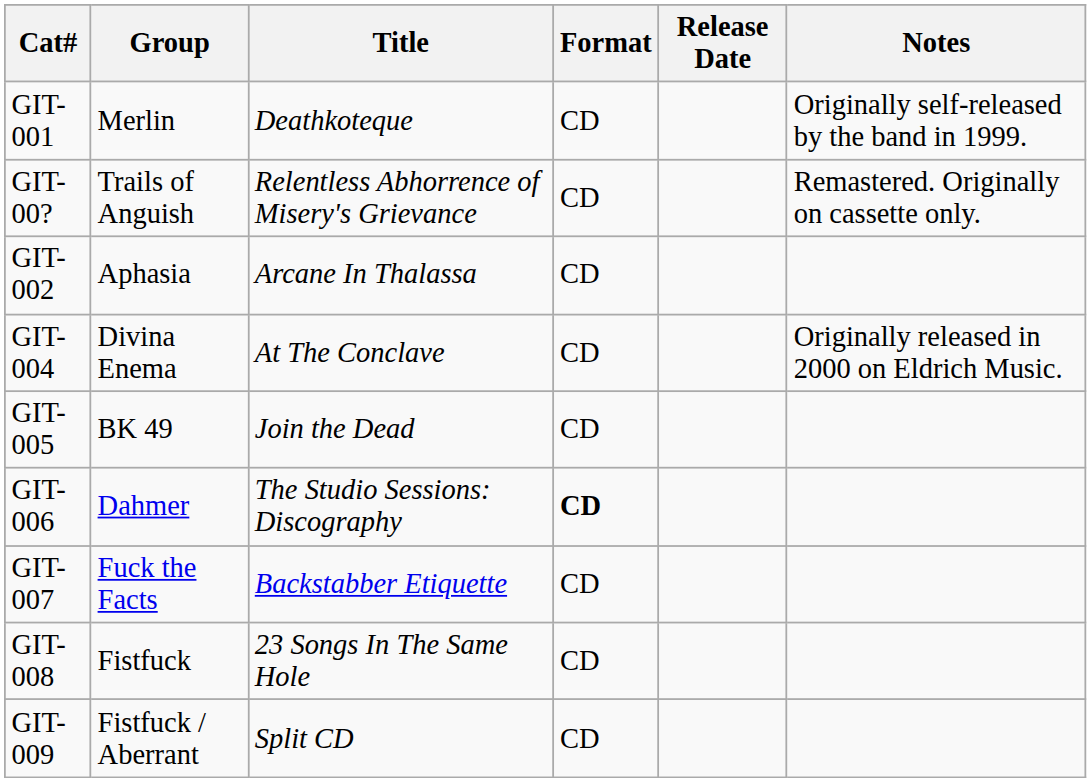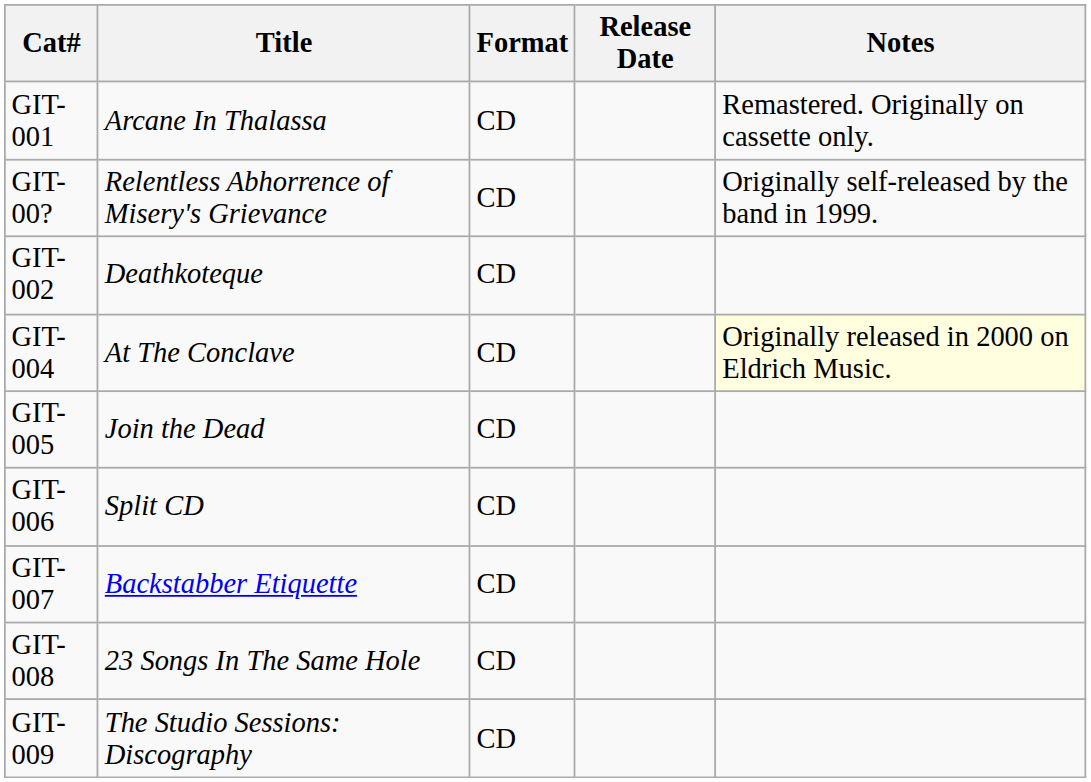- column: (170, 43)
(334, 120) Deathkoteque -> (216, 120) Arcane In Thalassa
(928, 120) Originally self-released by the band in 1999. -> (873, 120) Remastered. Originally on cassette only.
(927, 197) Remastered. Originally on cassette only. -> (895, 197) Originally self-released by the band in 1999.
(366, 274) Arcane In Thalassa -> (184, 274) Deathkoteque
(928, 351) no background -> (896, 351) lightyellow background
(373, 506) The Studio Sessions: Discography -> (154, 506) Split CD
(580, 506) bold -> (496, 506) normal
(304, 737) Split CD -> (223, 737) The Studio Sessions: Discography
